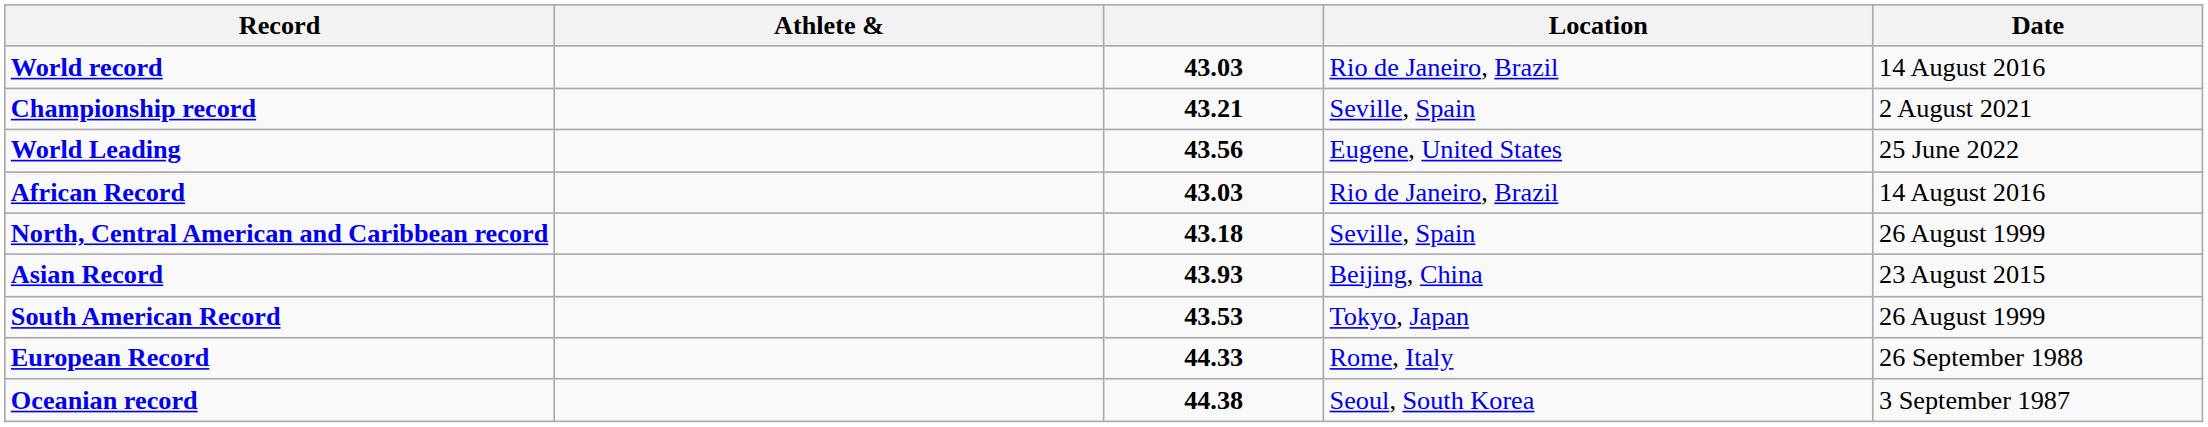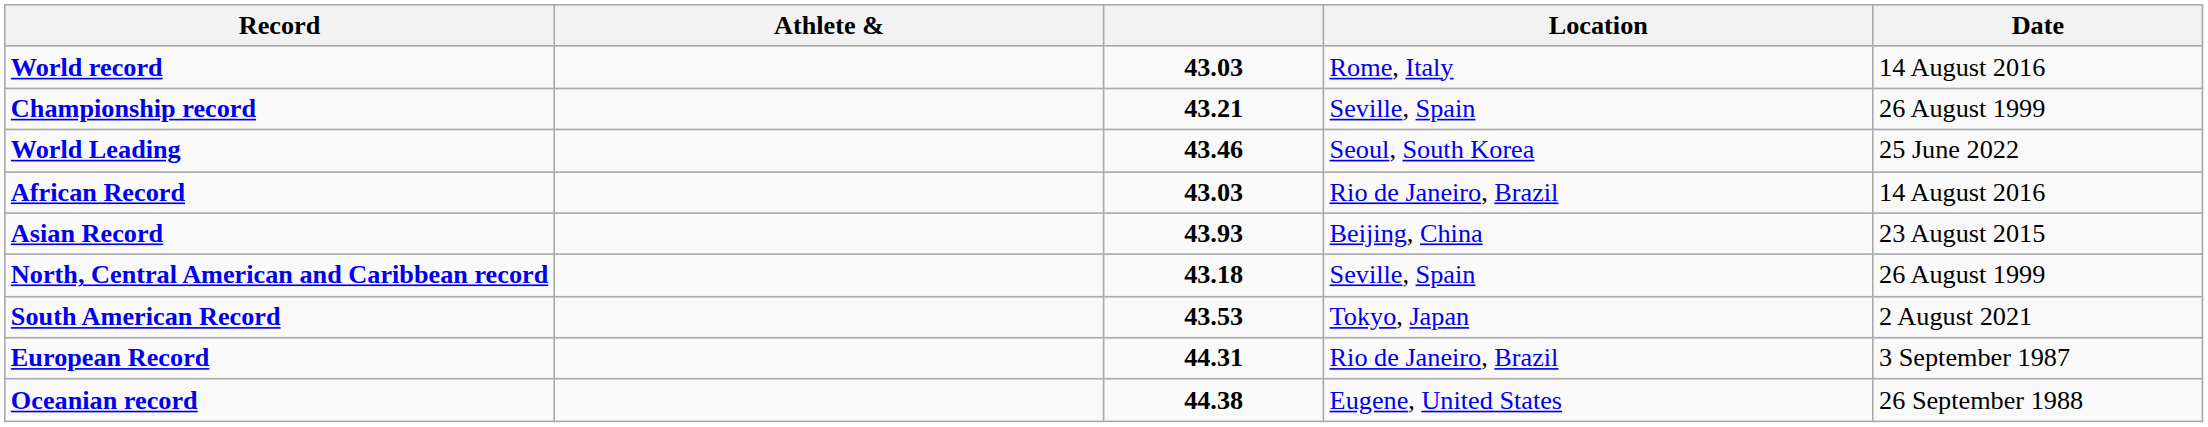(1444, 66) Rio de Janeiro, Brazil -> (1392, 66) Rome, Italy
(1956, 108) 2 August 2021 -> (1962, 108) 26 August 1999
(1214, 150) 43.56 -> (1214, 150) 43.46
(1446, 150) Eugene, United States -> (1432, 150) Seoul, South Korea
rows swapped: (87, 274) <-> (280, 233)
(1962, 316) 26 August 1999 -> (1956, 316) 2 August 2021
(1214, 358) 44.33 -> (1214, 358) 44.31
(1392, 358) Rome, Italy -> (1444, 358) Rio de Janeiro, Brazil
(1981, 358) 26 September 1988 -> (1975, 358) 3 September 1987
(1432, 399) Seoul, South Korea -> (1446, 399) Eugene, United States
(1975, 399) 3 September 1987 -> (1981, 399) 26 September 1988
